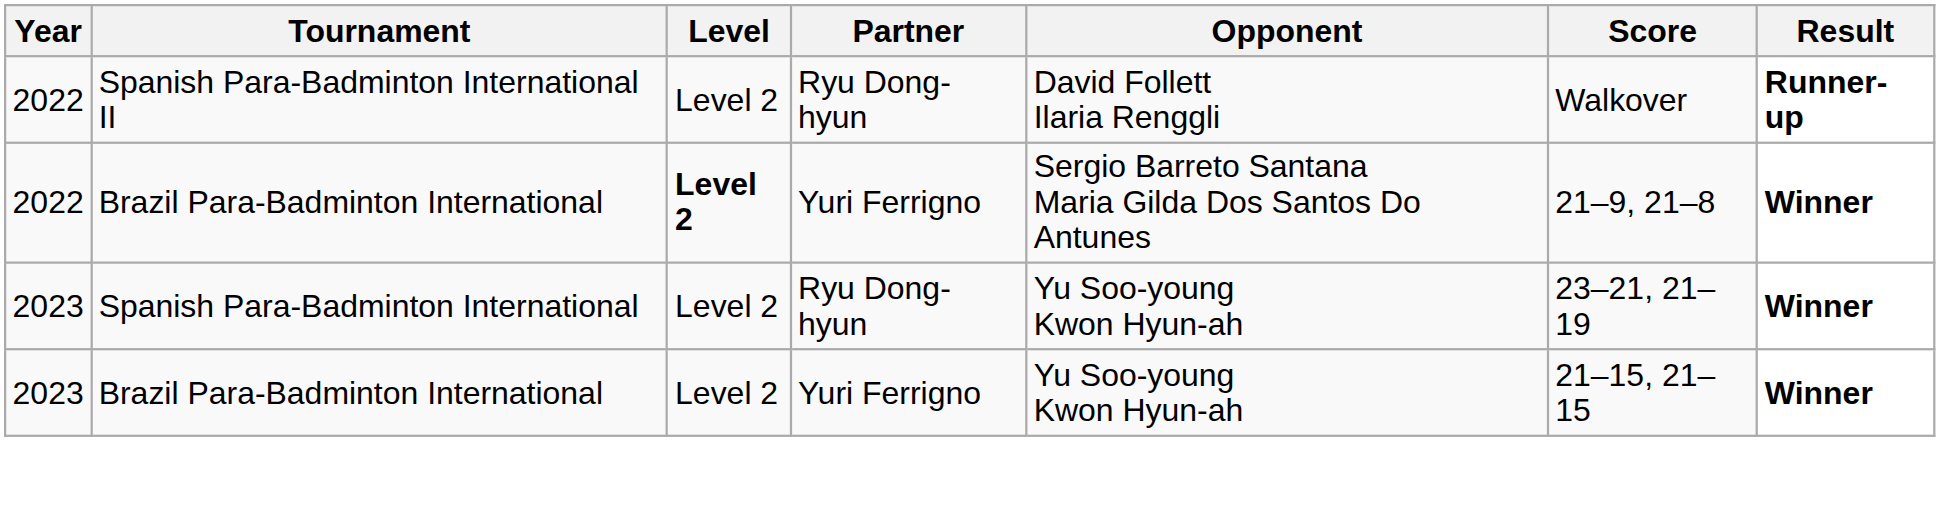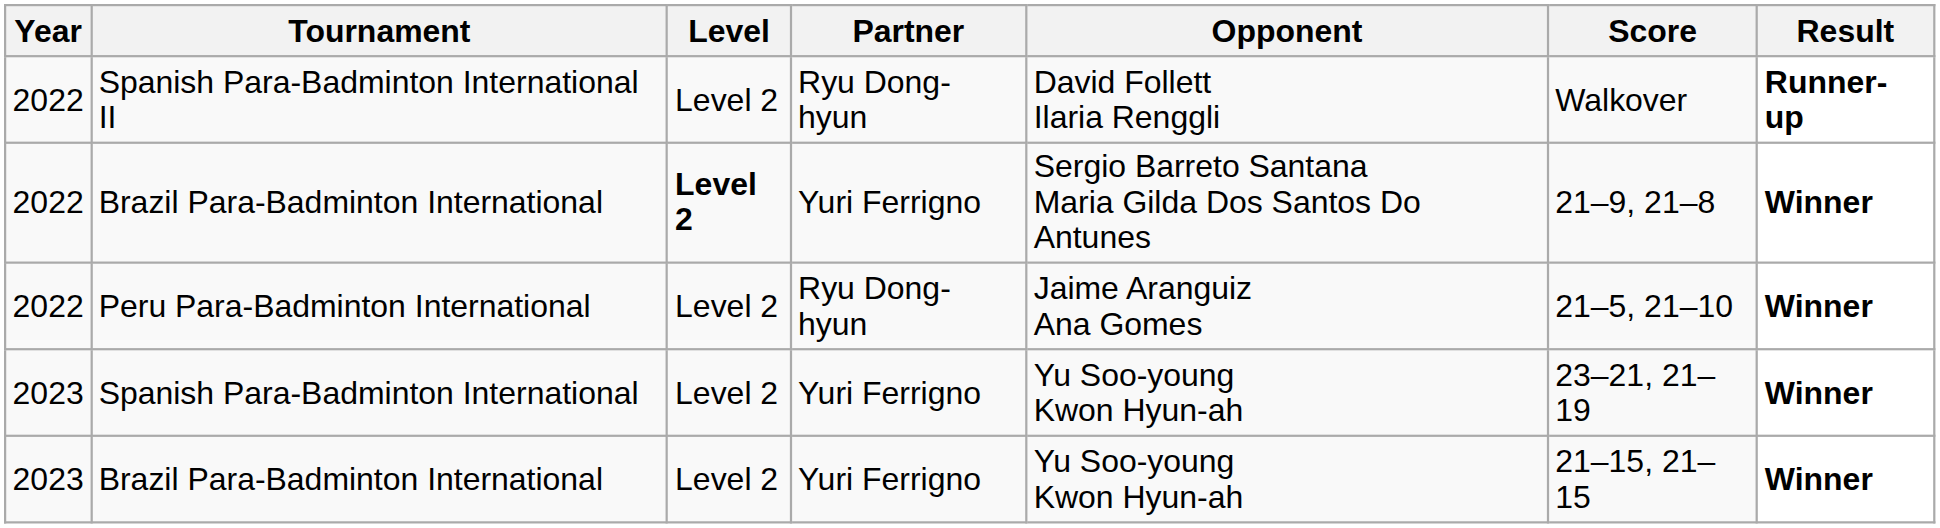+ row: (48, 307)
(874, 307) Ryu Dong-hyun -> (890, 393) Yuri Ferrigno
